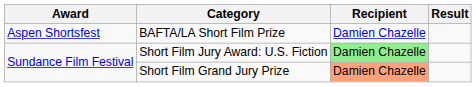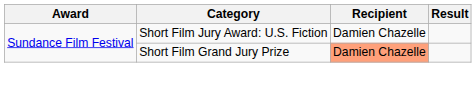- row: (212, 33)
(379, 52) lightgreen background -> (379, 33) no background
